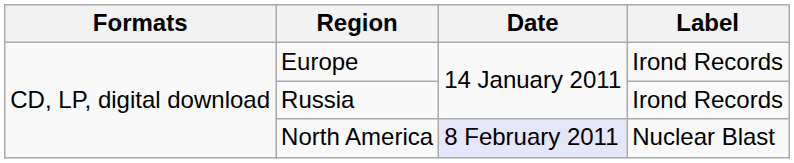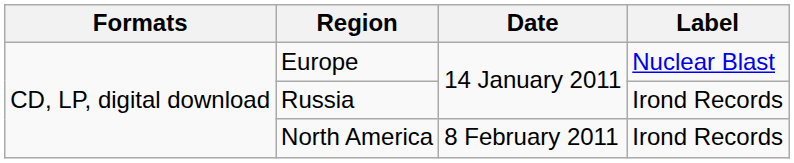(708, 61) Irond Records -> (704, 61) Nuclear Blast
(531, 137) lavender background -> (531, 137) no background
(704, 137) Nuclear Blast -> (708, 137) Irond Records
